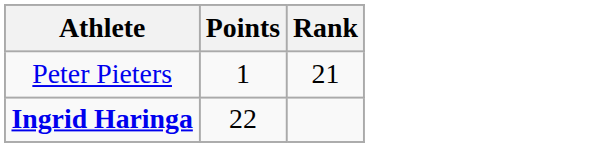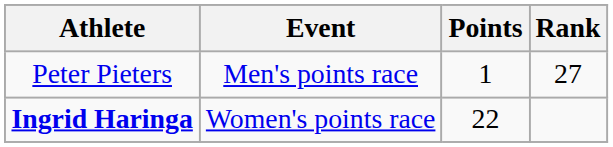+ column: (321, 27)
(325, 73) 21 -> (568, 73) 27
